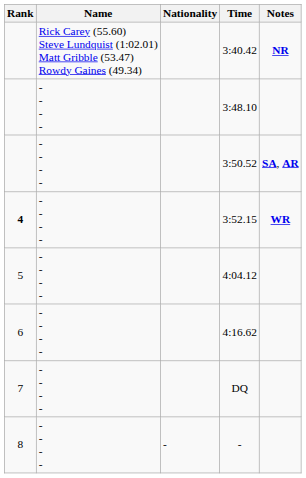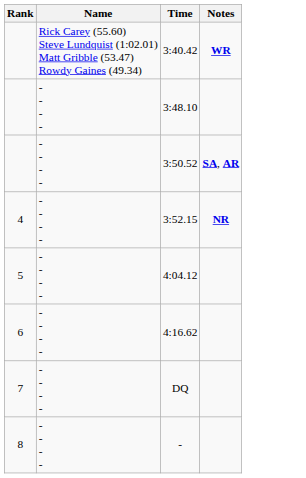- column: (190, 13)
(280, 50) NR -> (221, 50) WR
(20, 219) bold -> (20, 219) normal
(280, 219) WR -> (221, 219) NR
